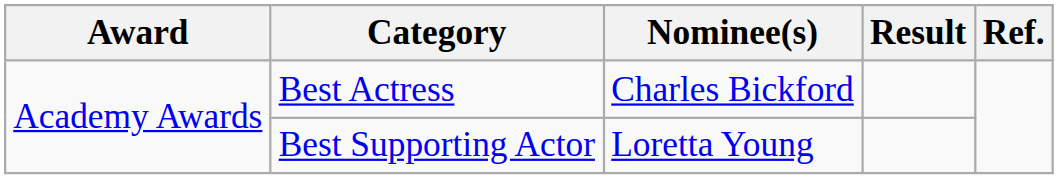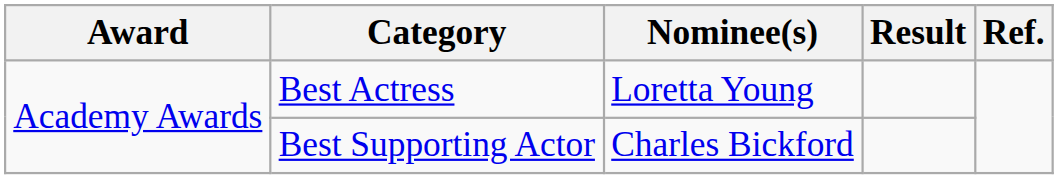(733, 88) Charles Bickford -> (712, 88) Loretta Young
(712, 144) Loretta Young -> (733, 144) Charles Bickford
